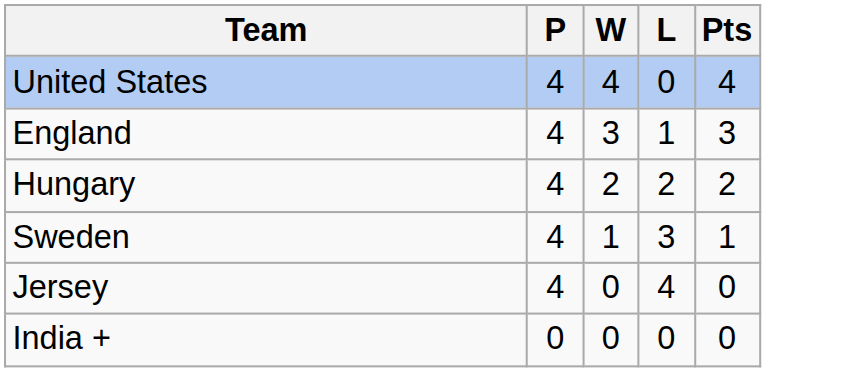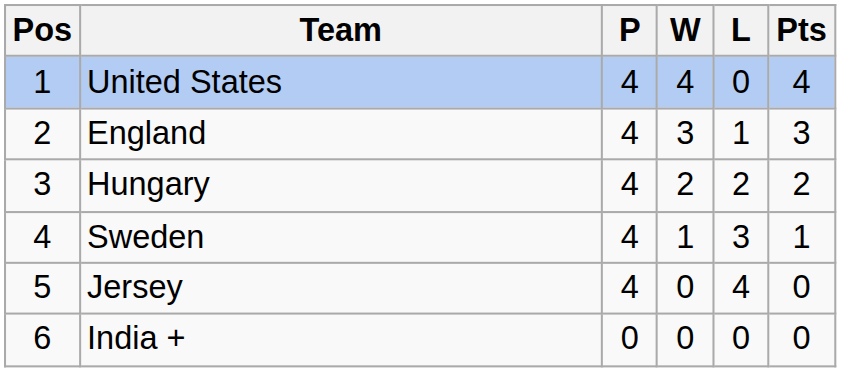+ column: (42, 30)
